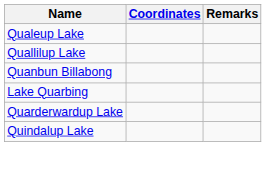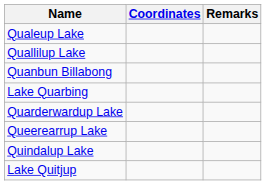+ row: (57, 131)
+ row: (42, 170)
